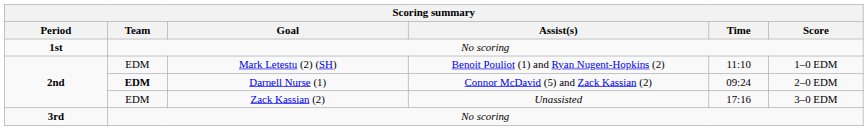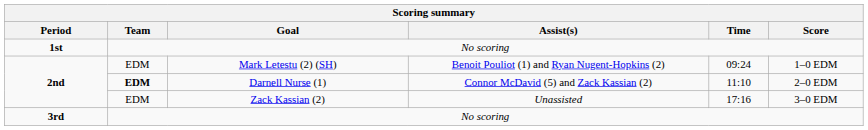(739, 64) 11:10 -> (739, 64) 09:24
(739, 82) 09:24 -> (739, 82) 11:10
